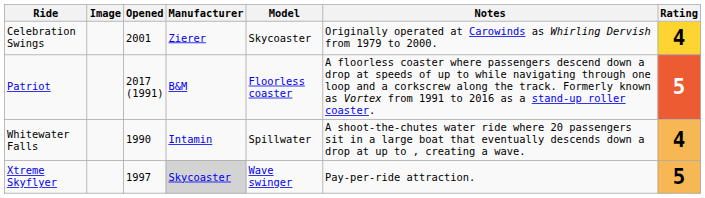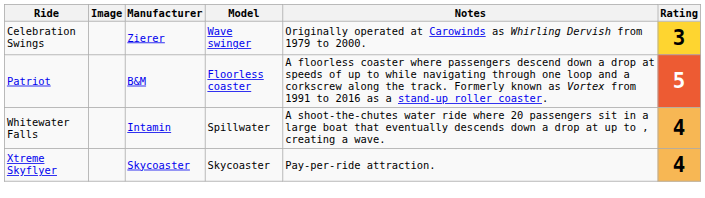- column: (145, 13)
(280, 38) Skycoaster -> (229, 38) Wave swinger
(679, 38) 4 -> (679, 38) 3
(200, 177) lightgrey background -> (159, 165) no background
(270, 177) Wave swinger -> (239, 165) Skycoaster
(679, 177) 5 -> (679, 165) 4
